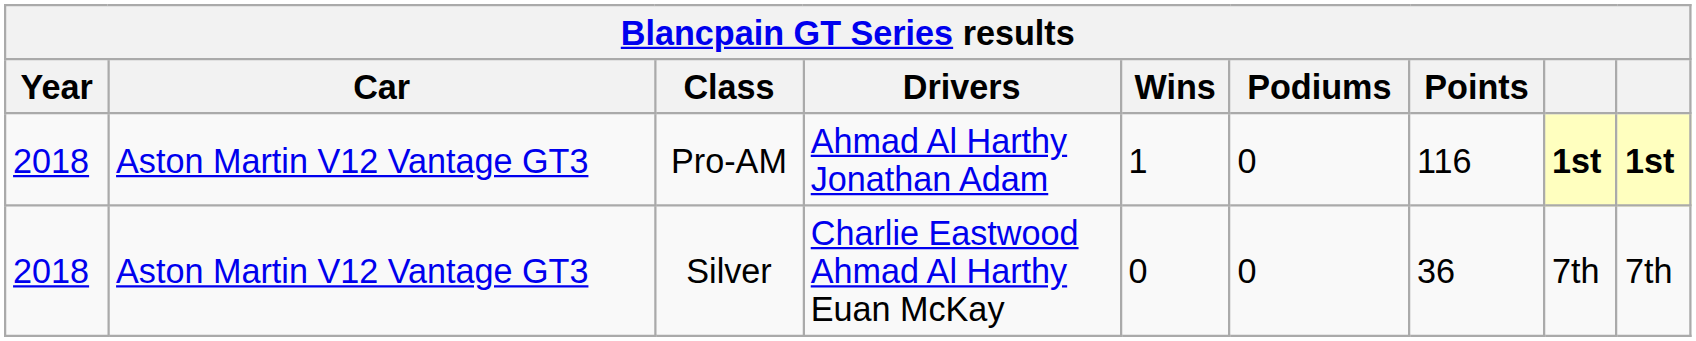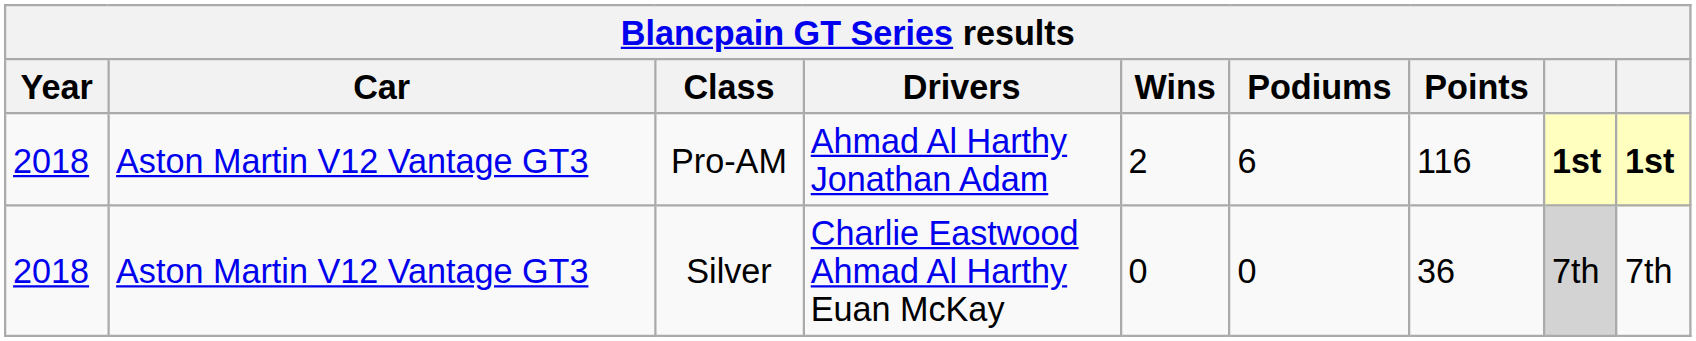(1138, 160) 1 -> (1138, 160) 2
(1247, 160) 0 -> (1247, 160) 6
(1576, 271) no background -> (1576, 271) lightgrey background
